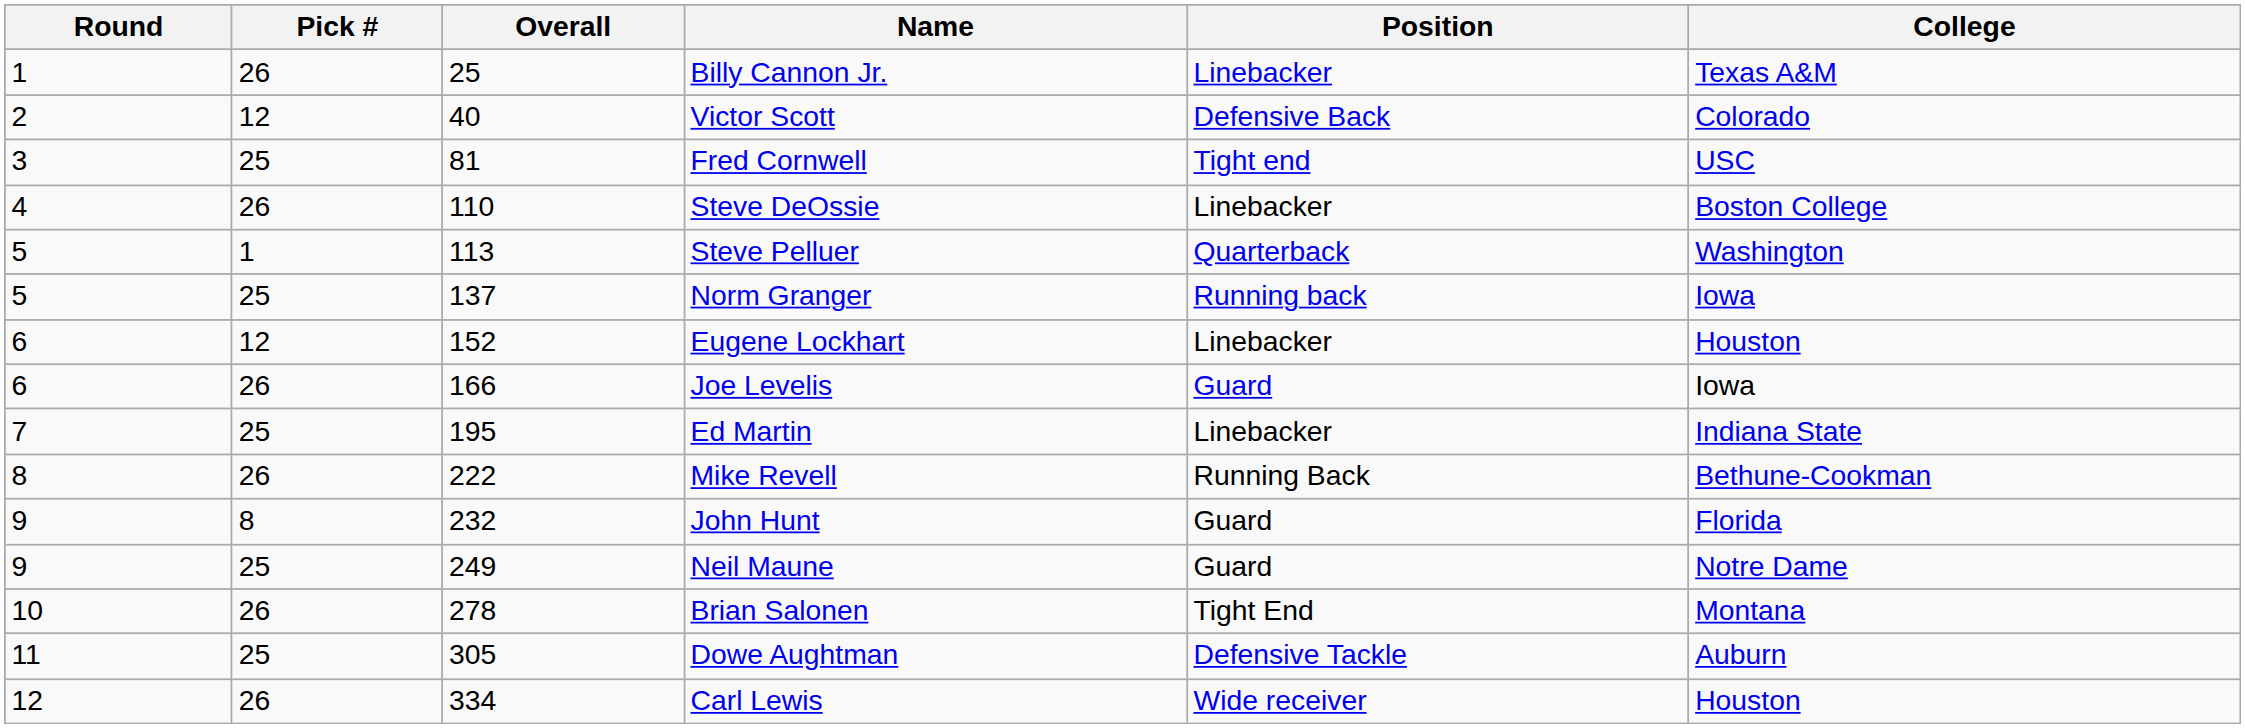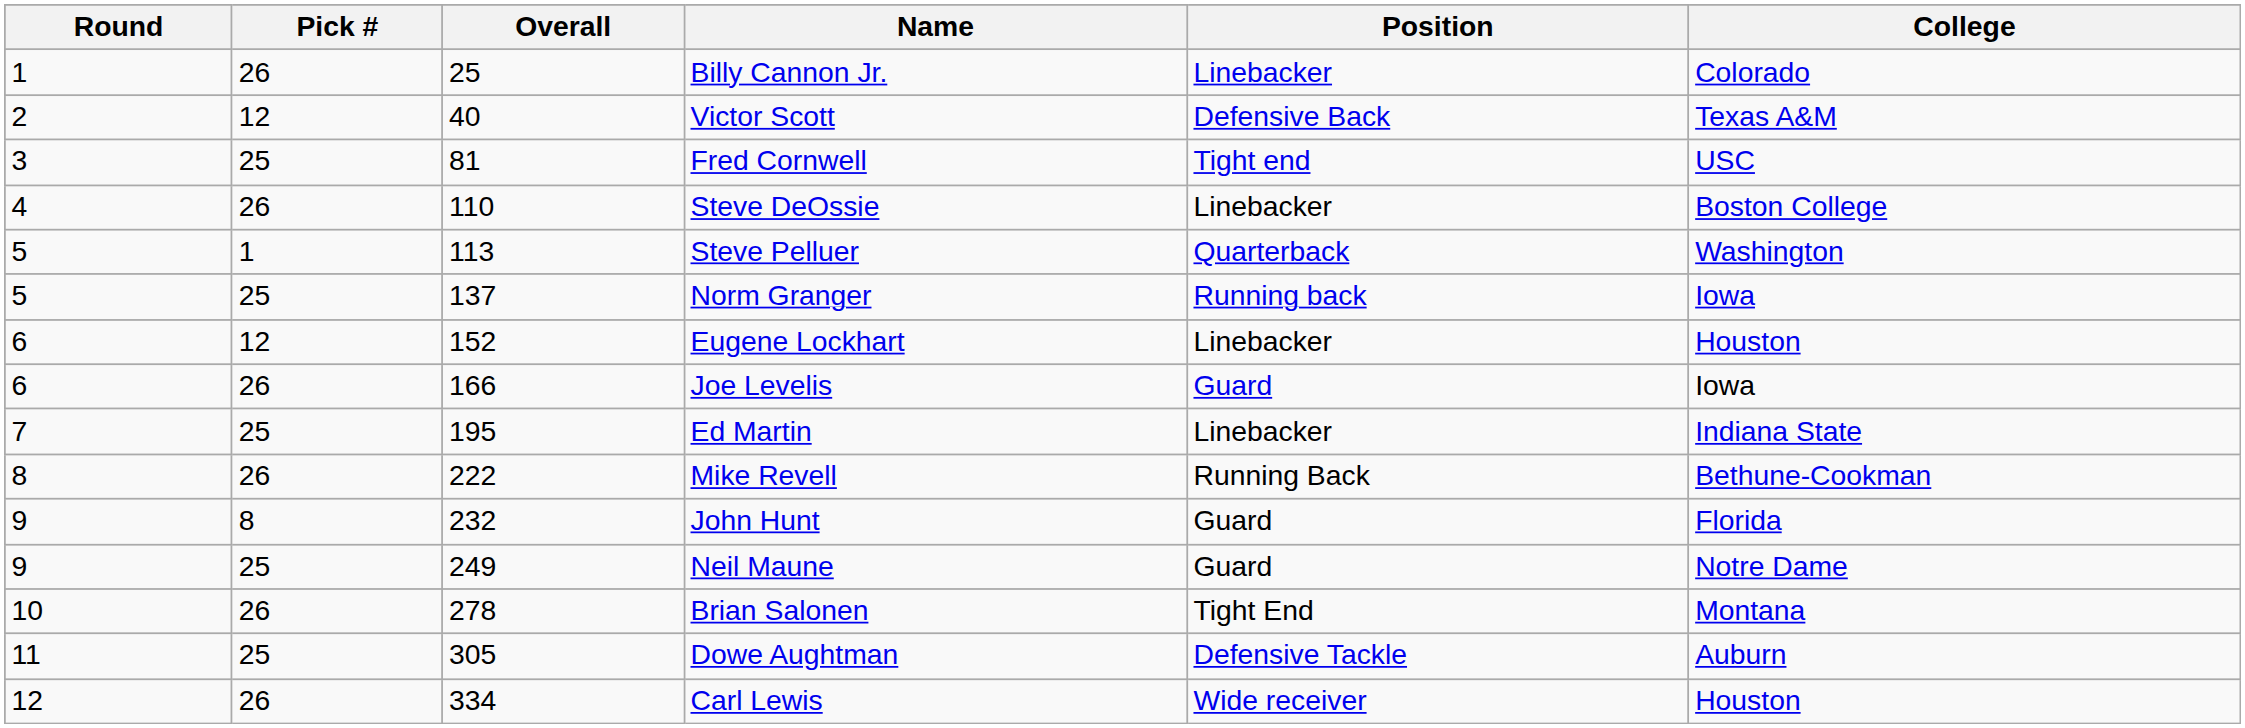(1766, 71) Texas A&M -> (1753, 71) Colorado
(1753, 116) Colorado -> (1766, 116) Texas A&M
